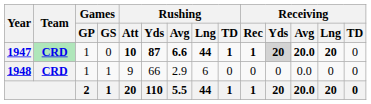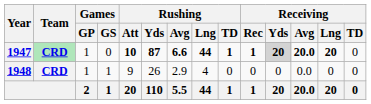(154, 71) 66 -> (154, 71) 26
(205, 71) 6 -> (205, 71) 4
